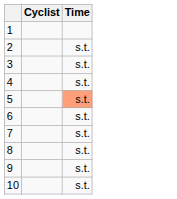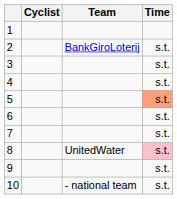+ column: (102, 13)
(83, 151) no background -> (163, 151) pink background
